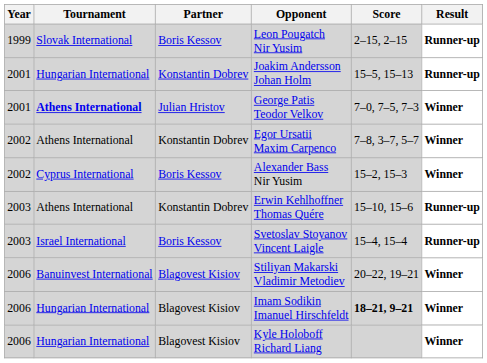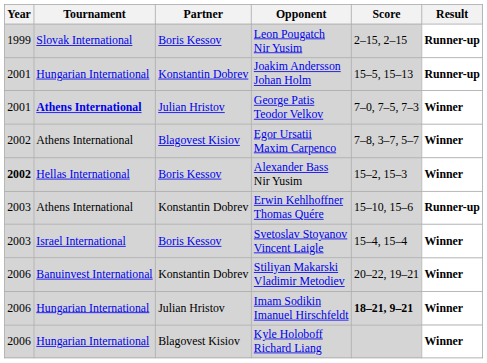(203, 141) Konstantin Dobrev -> (199, 141) Blagovest Kisiov
(19, 174) normal -> (19, 174) bold
(85, 174) Cyprus International -> (83, 174) Hellas International
(452, 241) Runner-up -> (444, 241) Winner
(199, 274) Blagovest Kisiov -> (203, 274) Konstantin Dobrev
(199, 308) Blagovest Kisiov -> (191, 308) Julian Hristov
